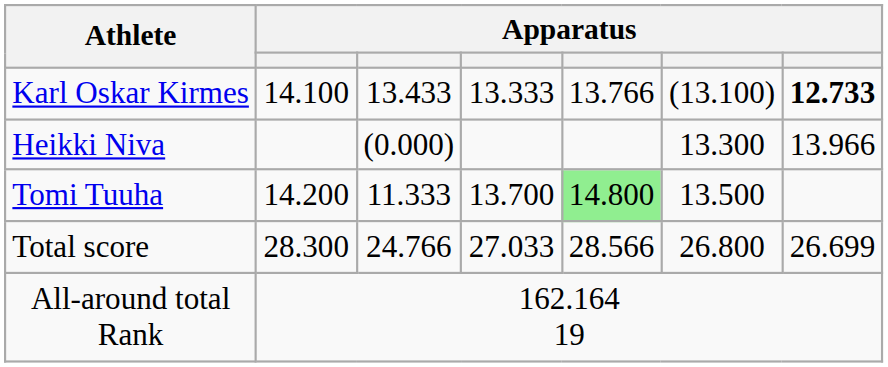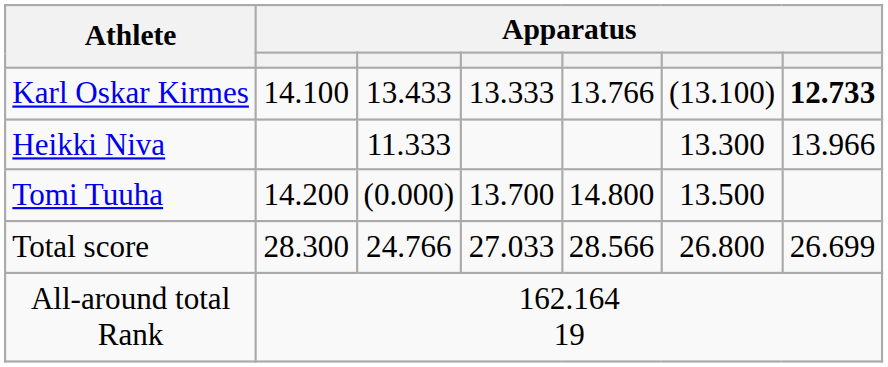(409, 144) (0.000) -> (409, 144) 11.333
(409, 195) 11.333 -> (409, 195) (0.000)
(612, 195) lightgreen background -> (612, 195) no background
